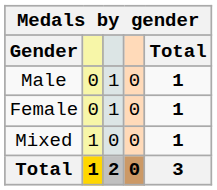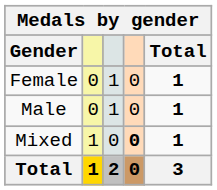rows swapped: (44, 111) <-> (44, 81)
(135, 141) normal -> (135, 141) bold
